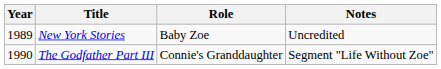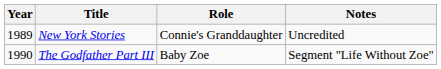(184, 34) Baby Zoe -> (221, 34) Connie's Granddaughter
(221, 54) Connie's Granddaughter -> (184, 54) Baby Zoe
